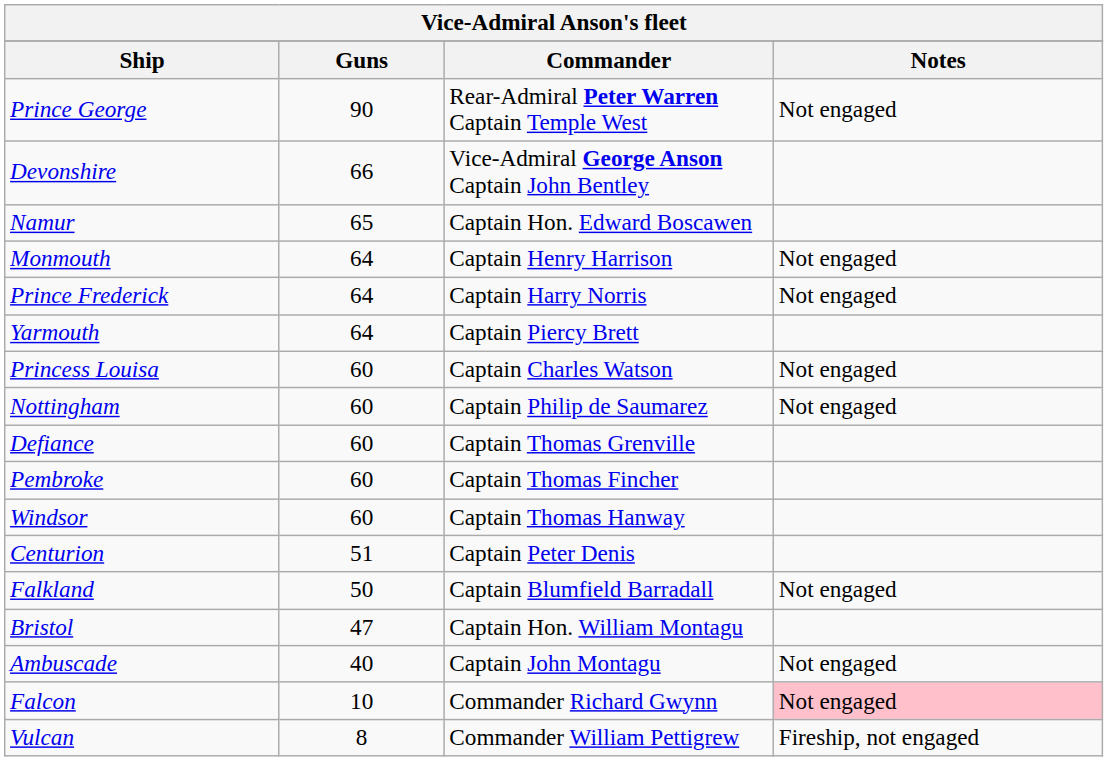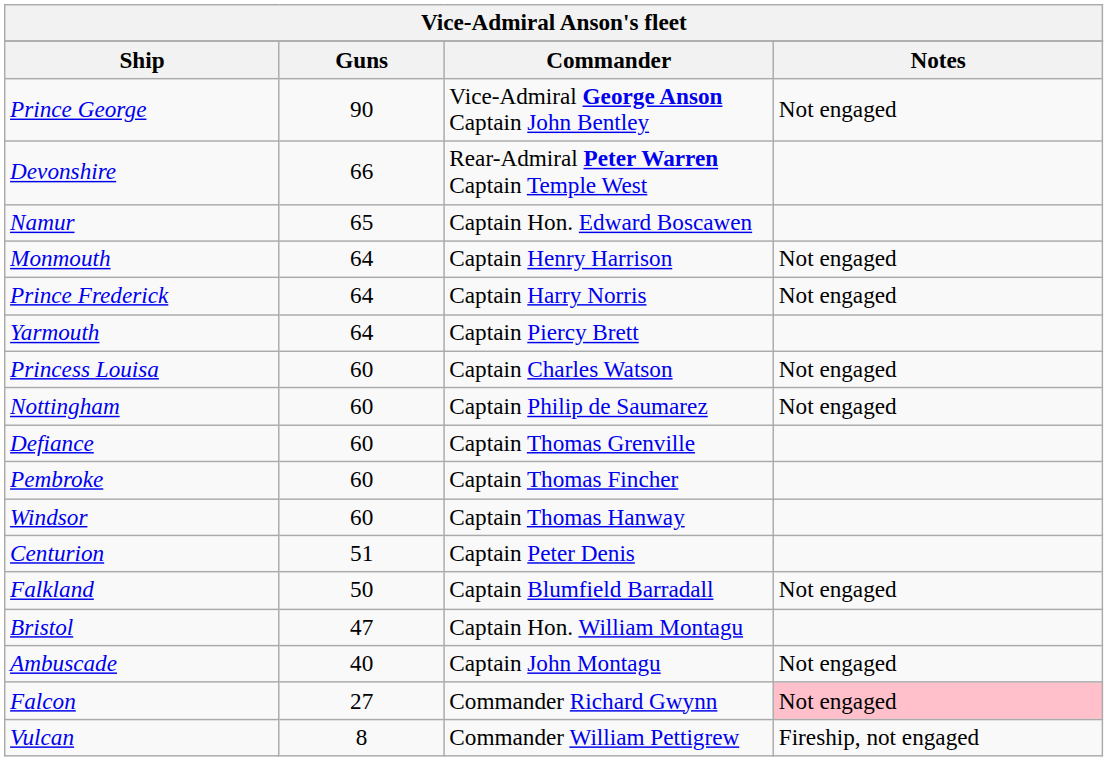(584, 109) Rear-Admiral Peter Warren Captain Temple West -> (586, 109) Vice-Admiral George Anson Captain John Bentley
(586, 172) Vice-Admiral George Anson Captain John Bentley -> (584, 172) Rear-Admiral Peter Warren Captain Temple West
(362, 700) 10 -> (362, 700) 27
